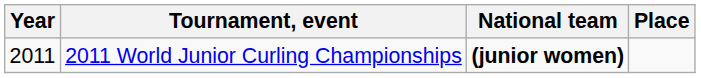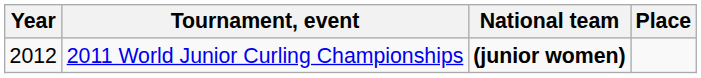(32, 55) 2011 -> (33, 55) 2012
